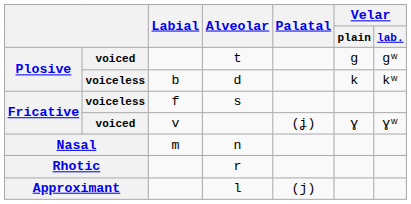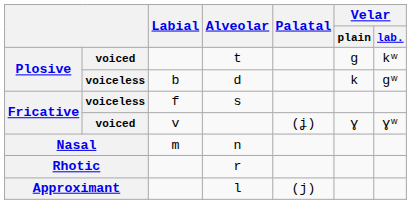(390, 59) ɡʷ -> (390, 59) kʷ
(390, 80) kʷ -> (390, 80) ɡʷ
